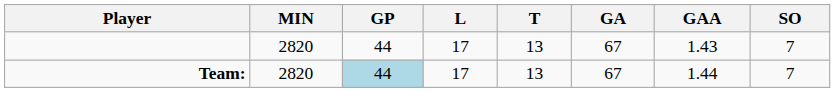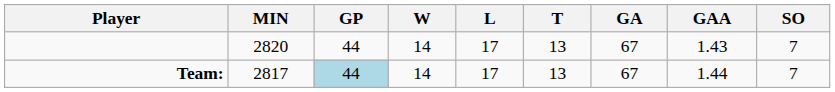+ column: (422, 18)
(296, 73) 2820 -> (271, 73) 2817
